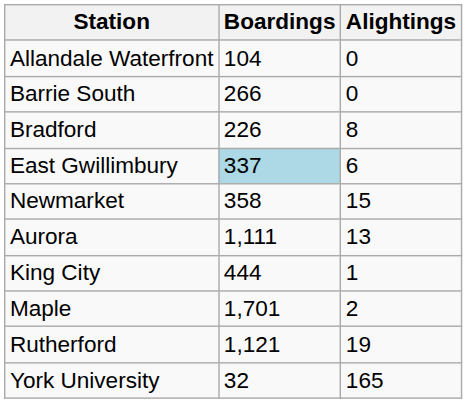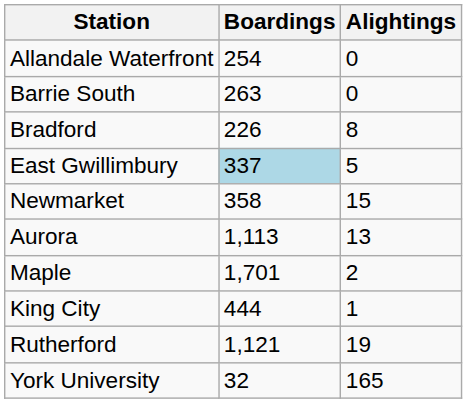(243, 58) 104 -> (243, 58) 254
(243, 93) 266 -> (243, 93) 263
(352, 165) 6 -> (352, 165) 5
(250, 237) 1,111 -> (251, 237) 1,113
rows swapped: (55, 272) <-> (41, 308)
